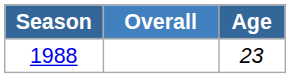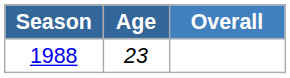columns swapped: (252, 22) <-> (161, 22)
